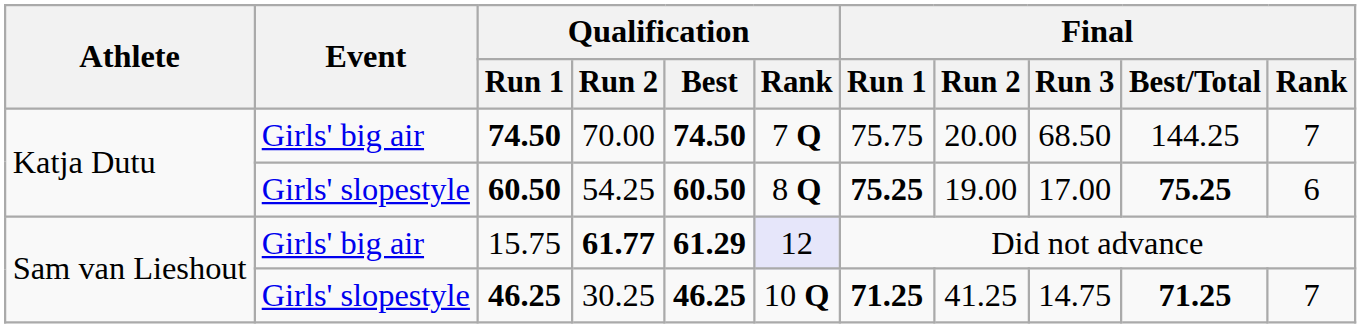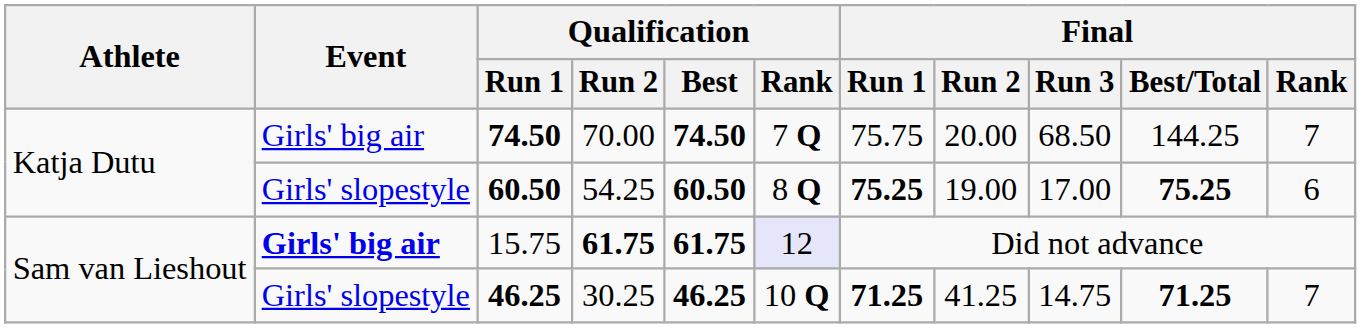(343, 242) normal -> (351, 242) bold
(618, 242) 61.77 -> (618, 242) 61.75
(709, 242) 61.29 -> (709, 242) 61.75
